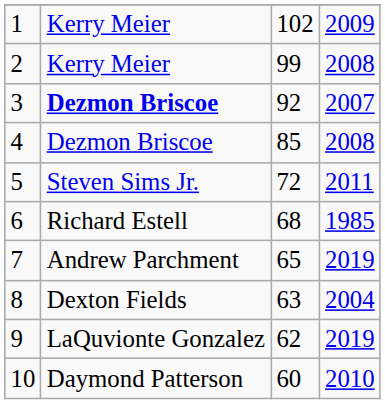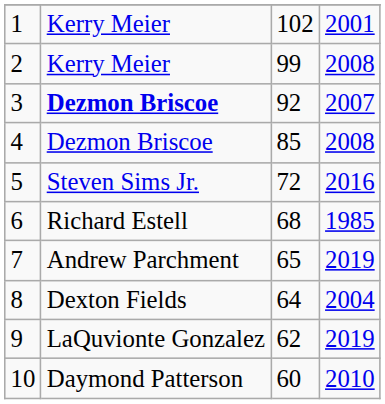(350, 24) 2009 -> (350, 24) 2001
(349, 181) 2011 -> (350, 181) 2016
(289, 299) 63 -> (289, 299) 64
